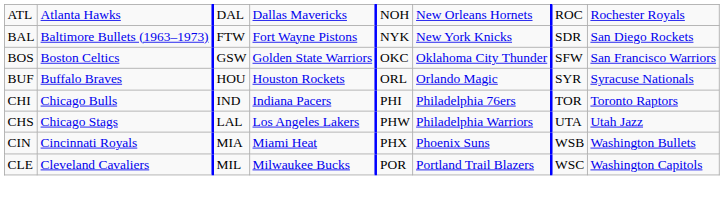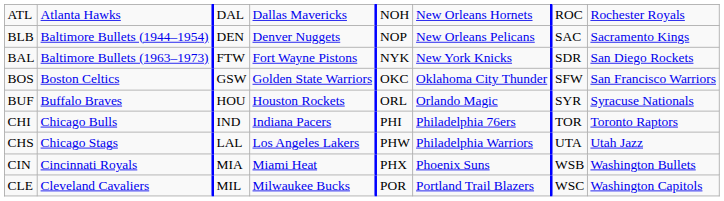+ row: (21, 36)
